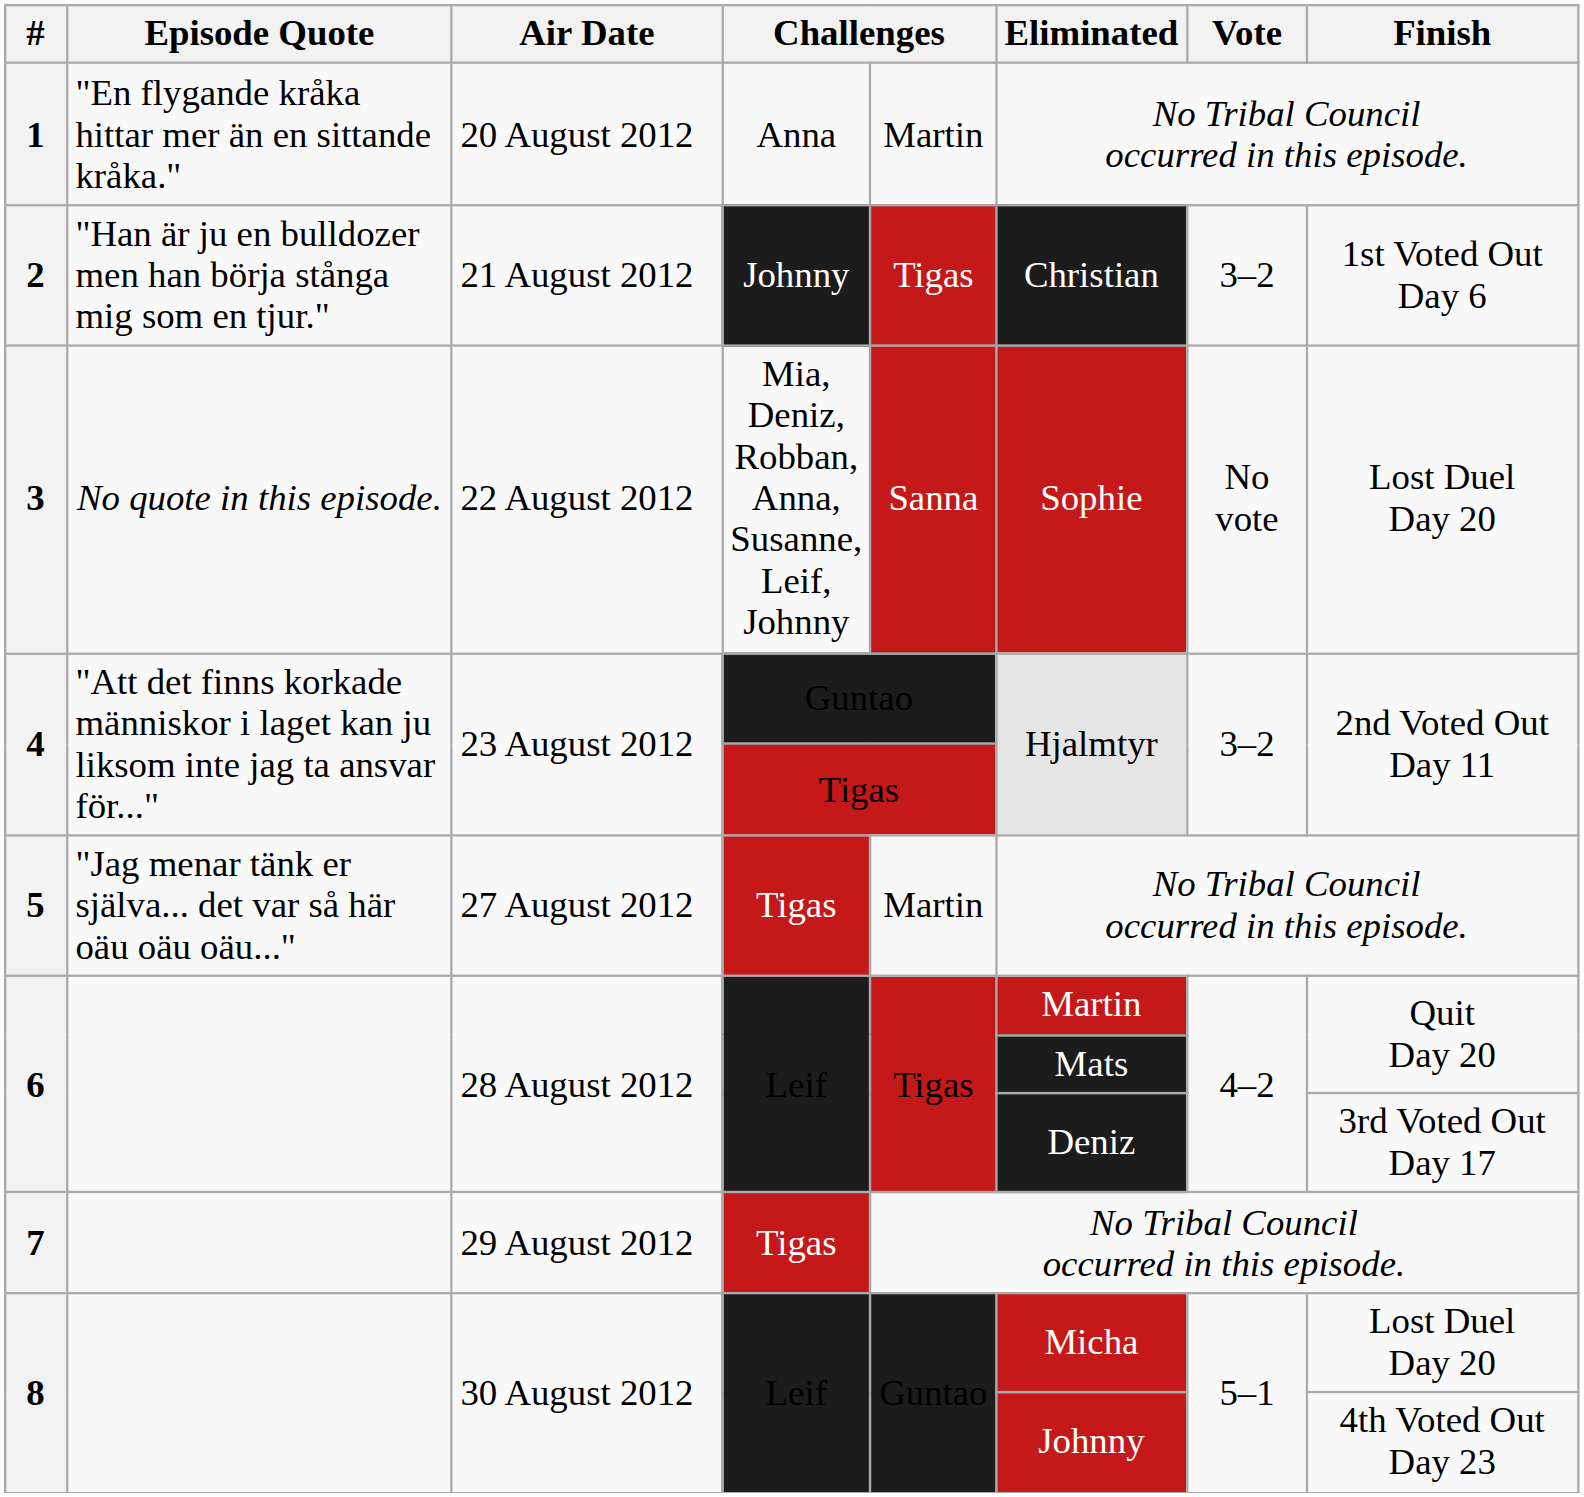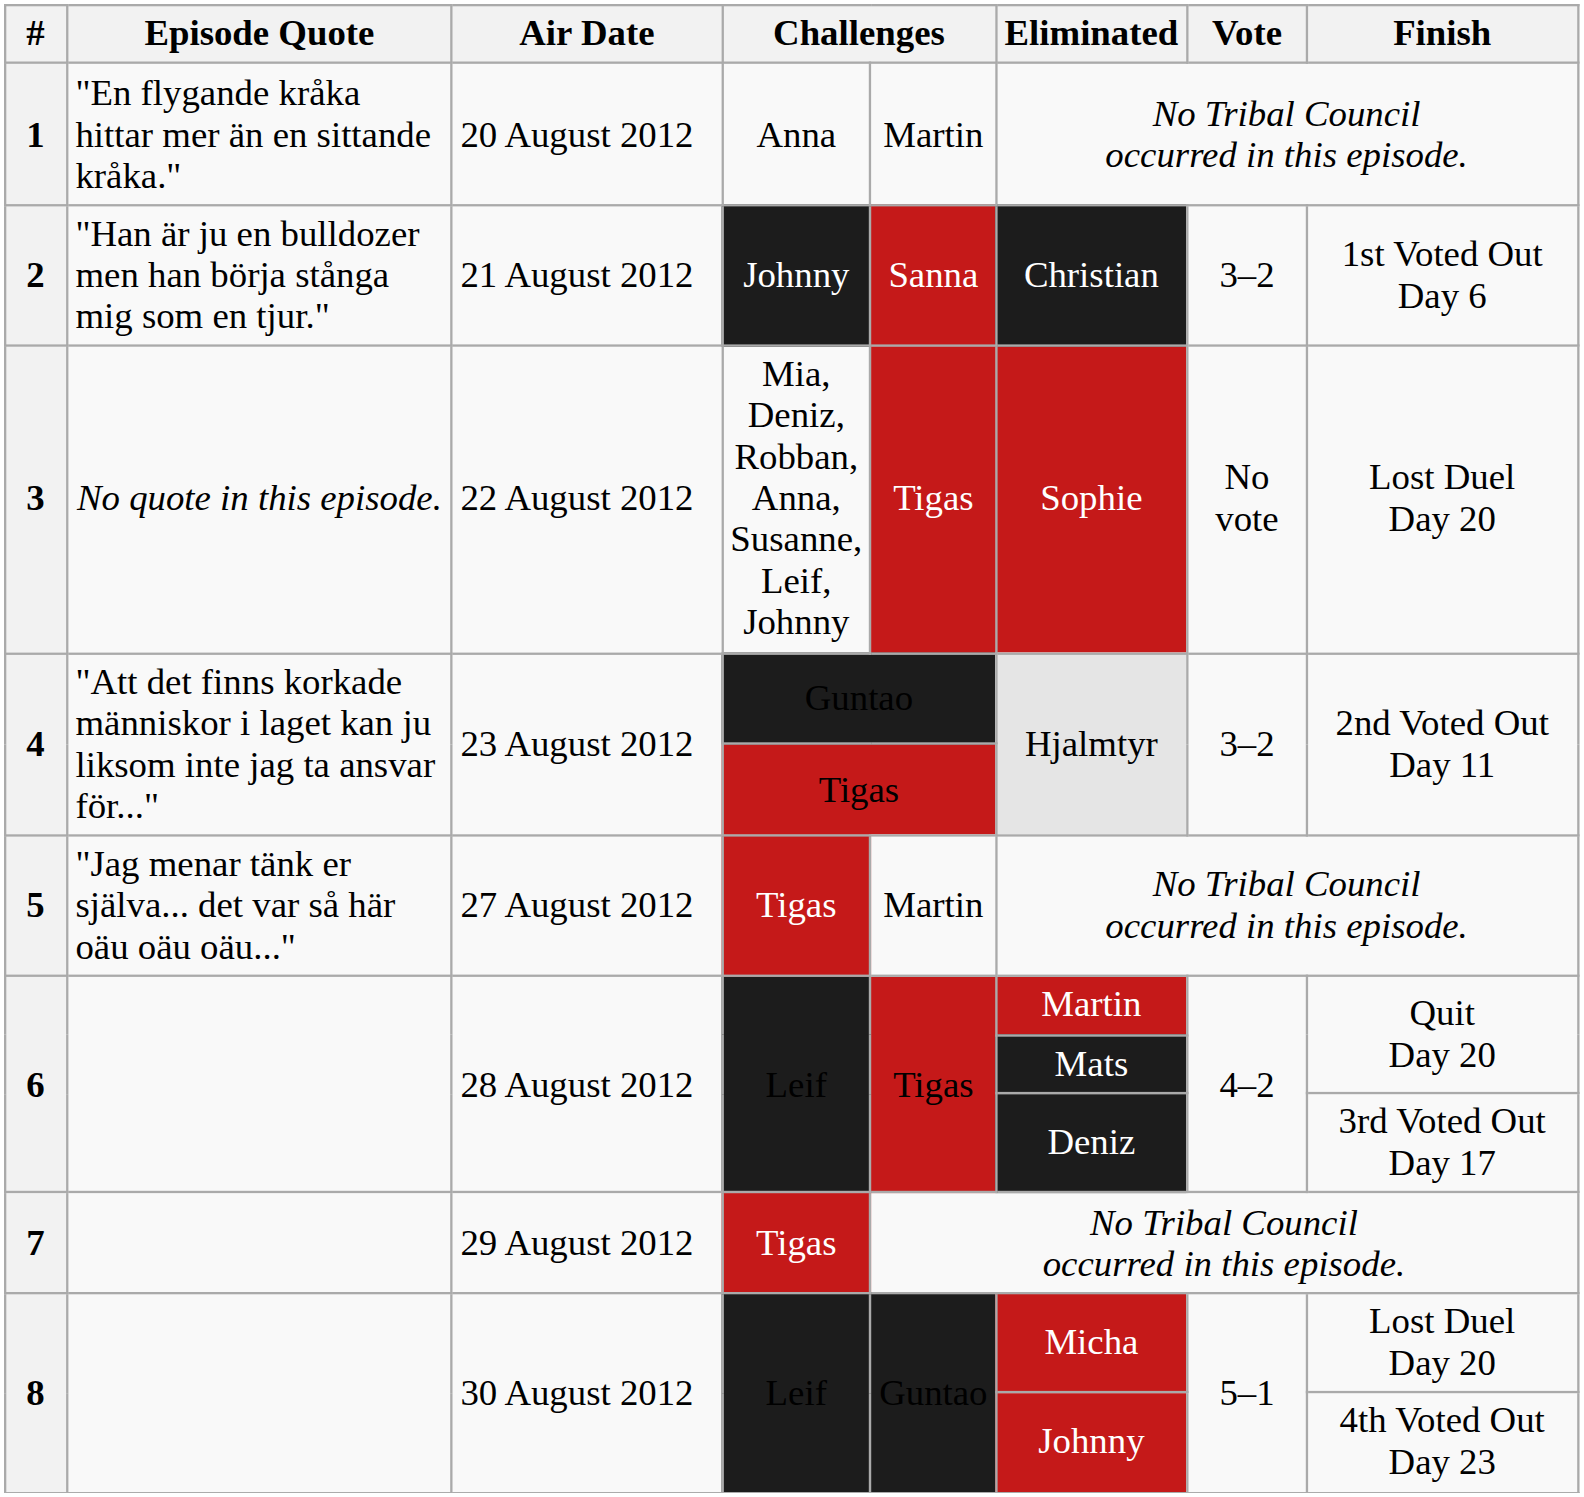(933, 274) Tigas -> (933, 274) Sanna
(933, 498) Sanna -> (933, 498) Tigas
